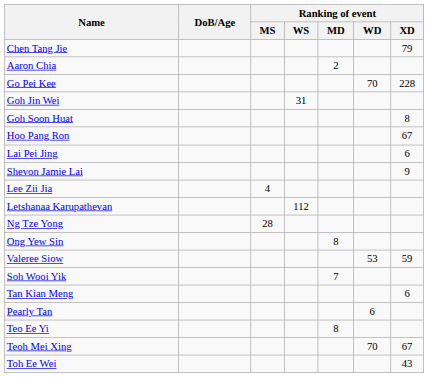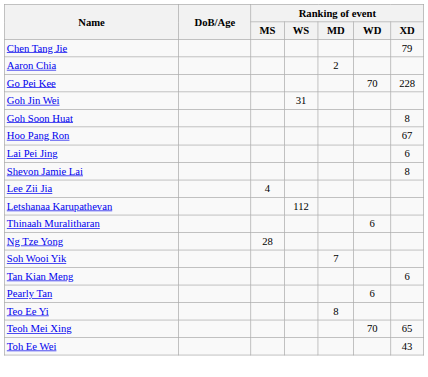(407, 171) 9 -> (407, 171) 8
+ row: (53, 223)
- row: (35, 241)
- row: (35, 259)
(407, 346) 67 -> (407, 329) 65
